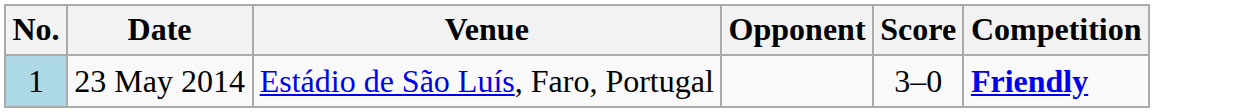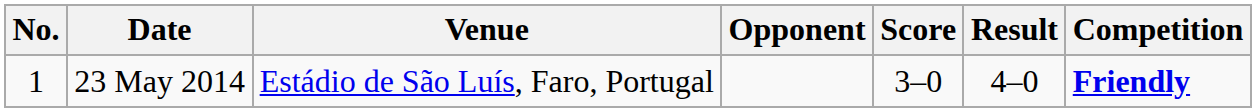+ column: (1014, 29)
(36, 80) lightblue background -> (36, 80) no background
